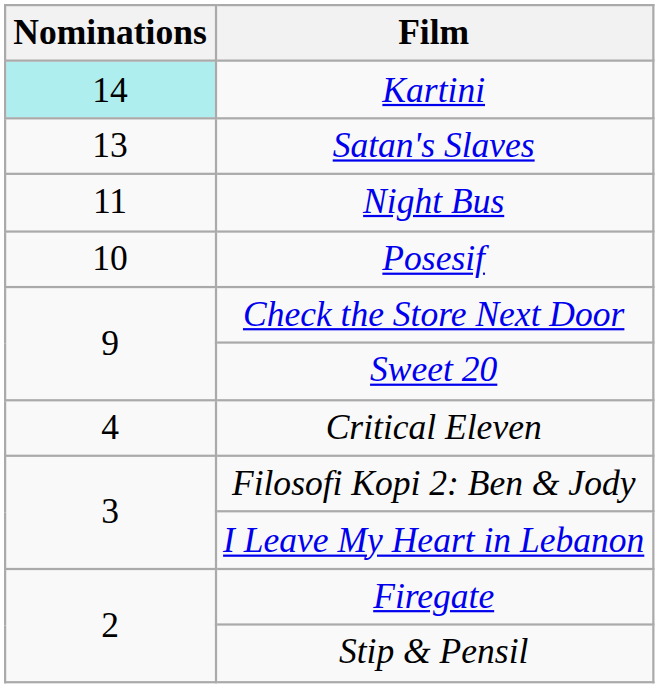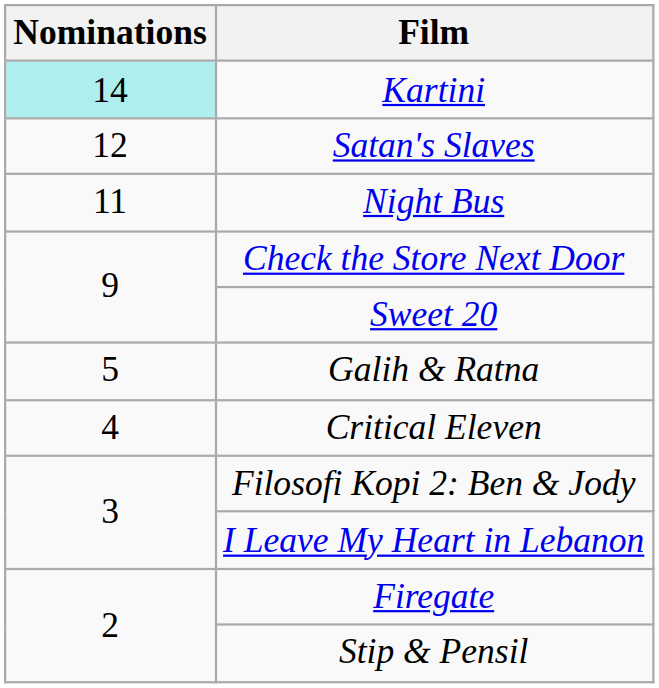(110, 145) 13 -> (110, 145) 12
- row: (434, 257)
+ row: (434, 370)
